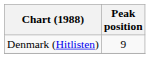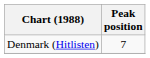(123, 44) 9 -> (123, 44) 7
